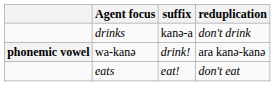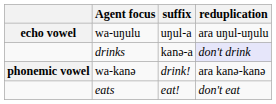+ row: (118, 33)
(224, 33) no background -> (224, 52) lavender background
